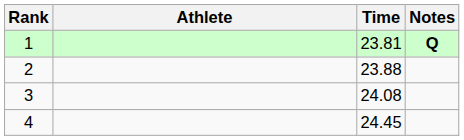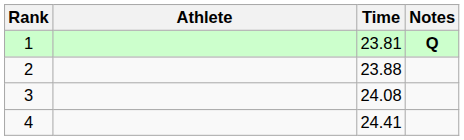(381, 122) 24.45 -> (381, 122) 24.41
